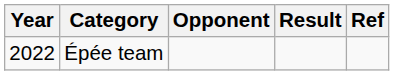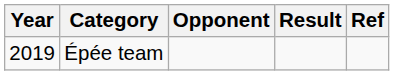(32, 53) 2022 -> (32, 53) 2019
